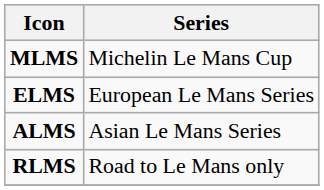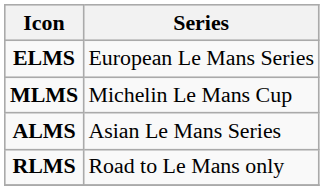rows swapped: (44, 58) <-> (44, 94)
